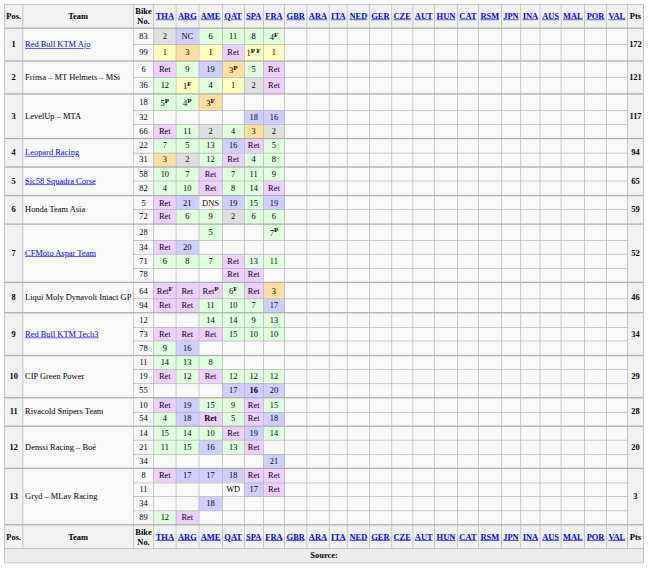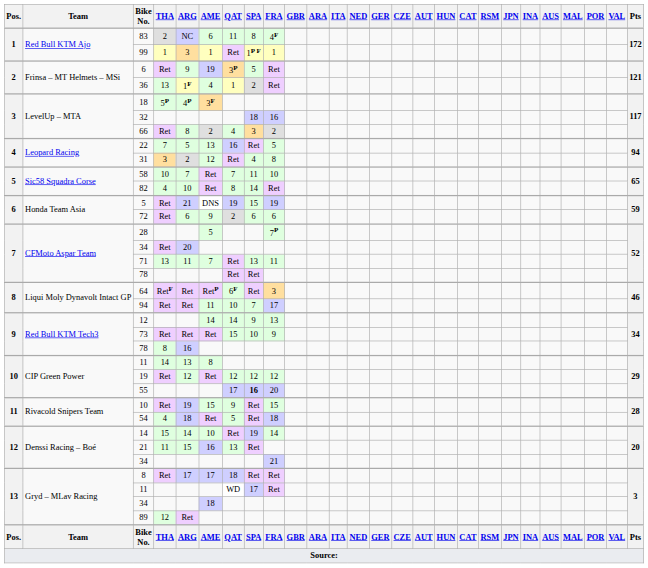(165, 85) 12 -> (165, 85) 13
(187, 131) 11 -> (187, 131) 8
(274, 174) 9 -> (274, 174) 10
(165, 261) 6 -> (165, 261) 13
(187, 261) 8 -> (187, 261) 11
(274, 334) 10 -> (274, 334) 9
(165, 347) 9 -> (165, 347) 8
(211, 418) bold -> (211, 418) normal
